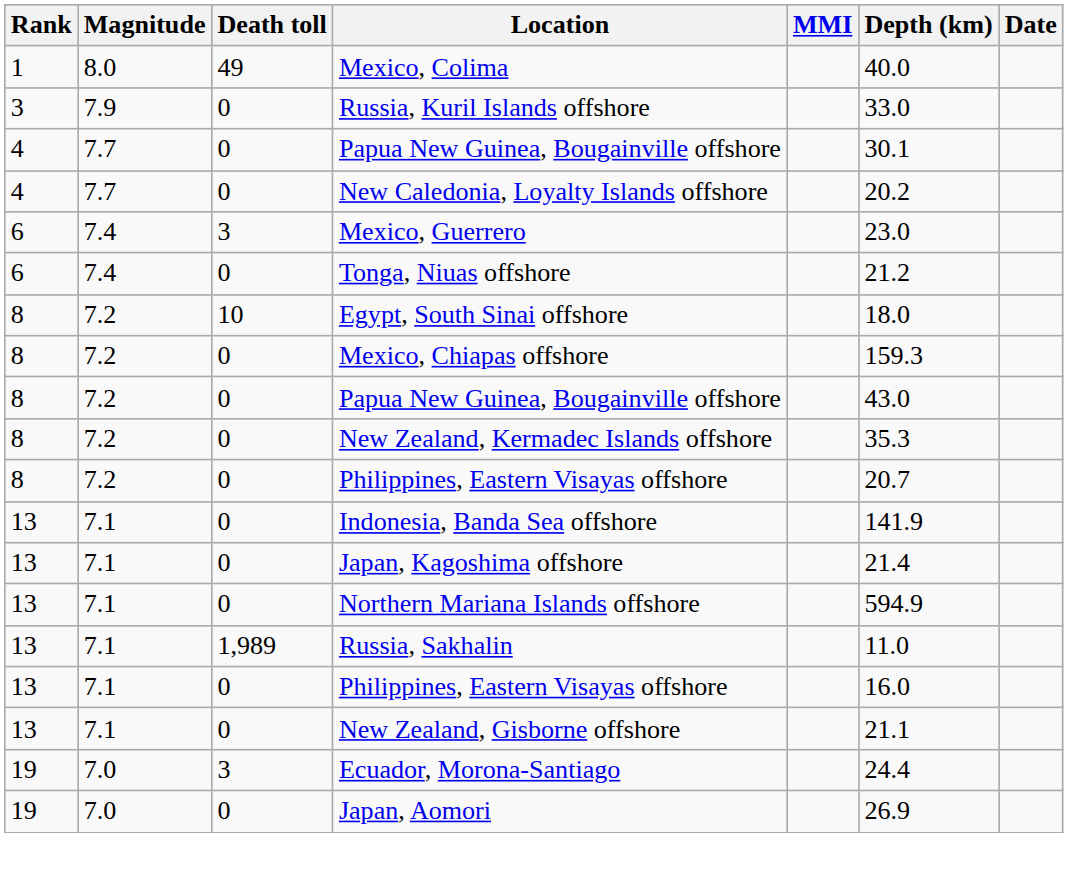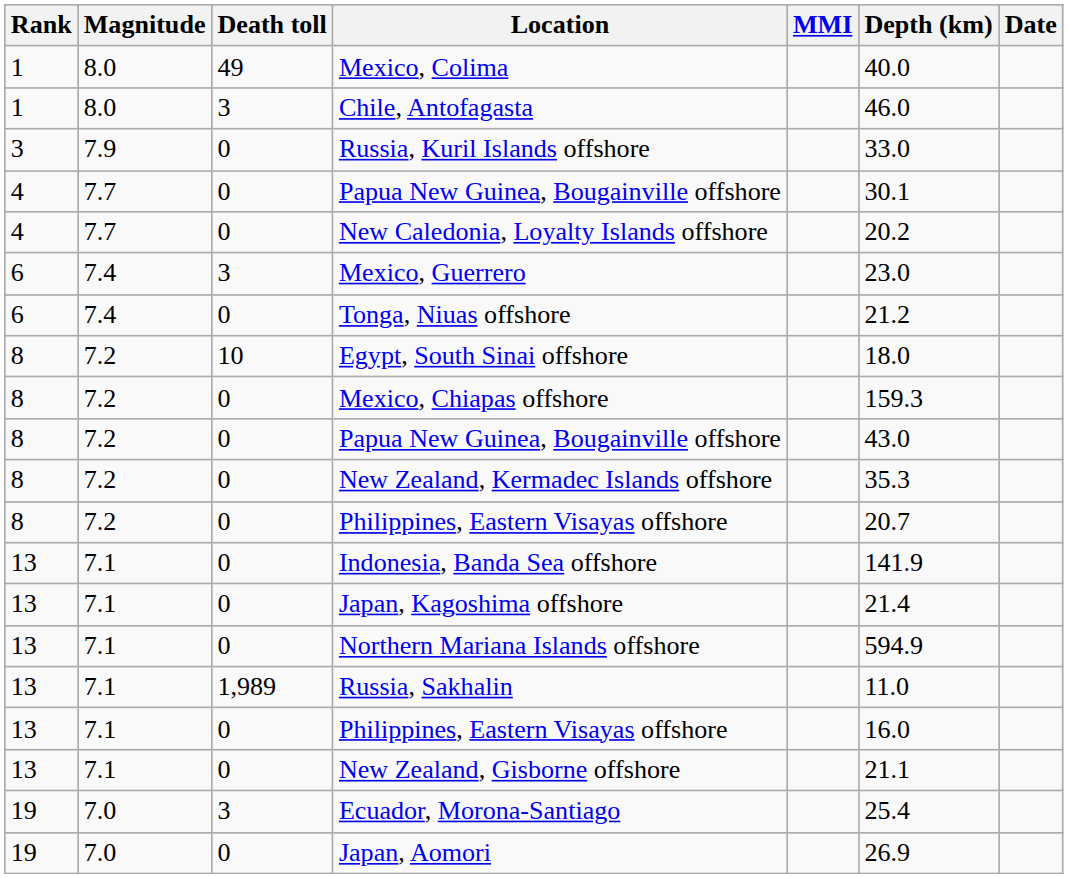+ row: (17, 107)
(887, 769) 24.4 -> (887, 811) 25.4
